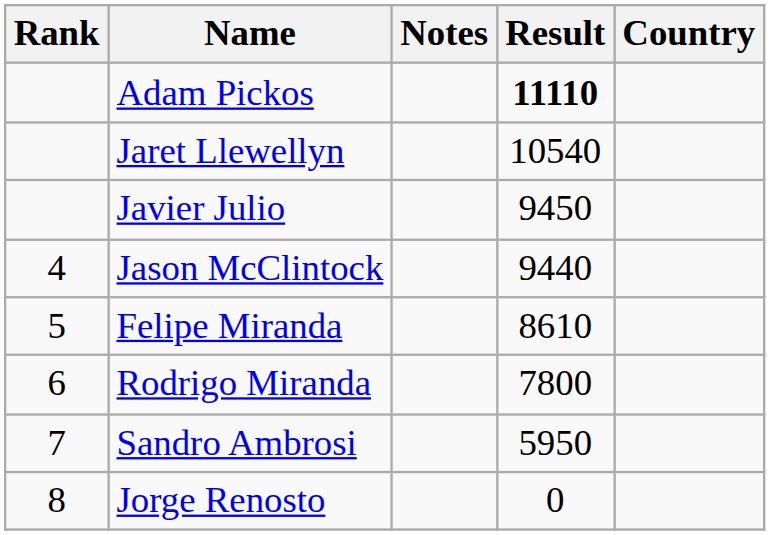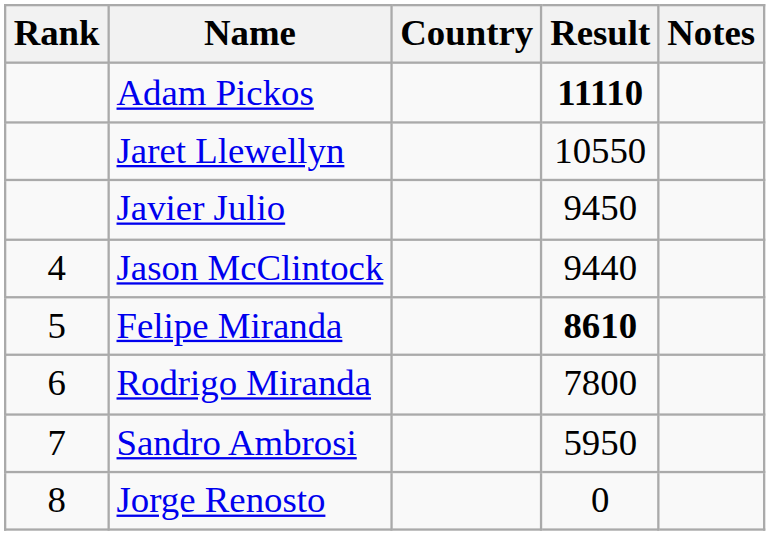columns swapped: (689, 33) <-> (444, 33)
(555, 150) 10540 -> (600, 150) 10550
(555, 325) normal -> (600, 325) bold
